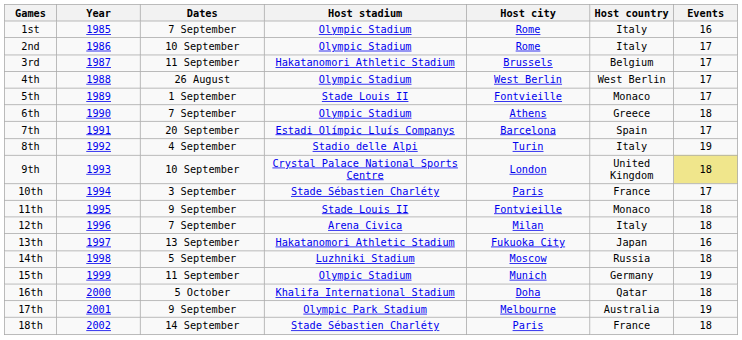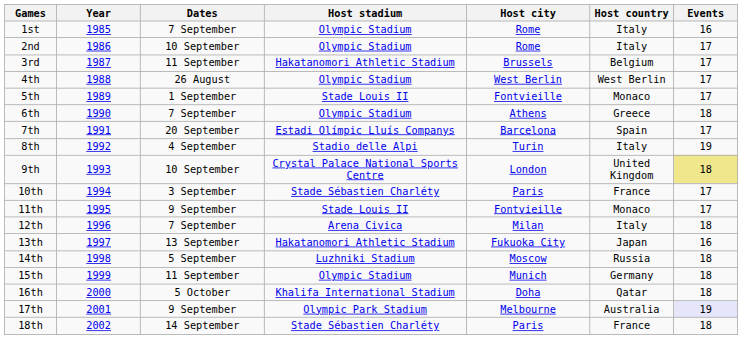(706, 209) 18 -> (706, 209) 17
(706, 276) 19 -> (706, 276) 18
(706, 309) no background -> (706, 309) lavender background
